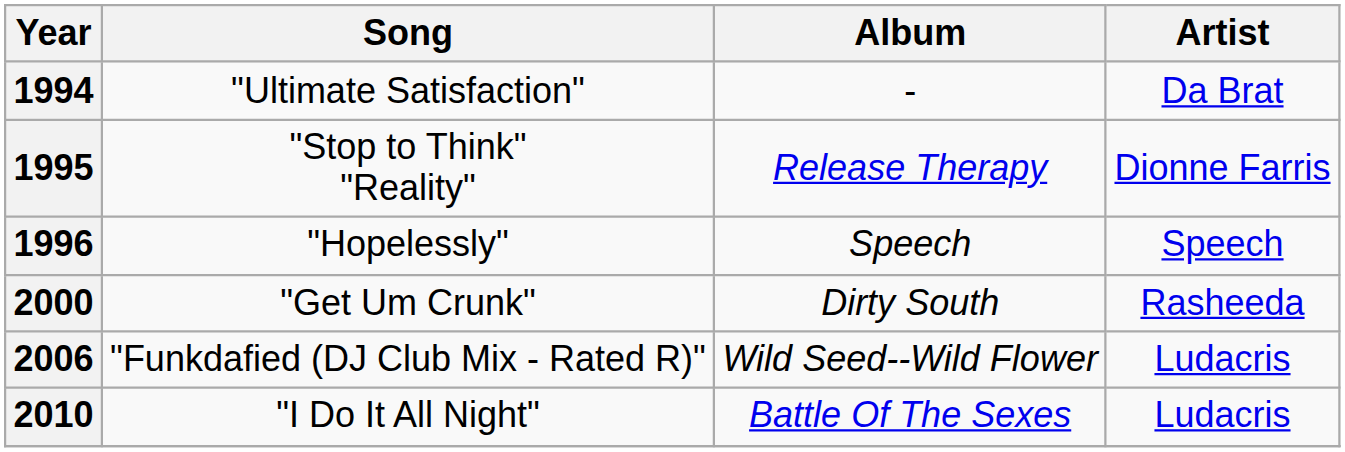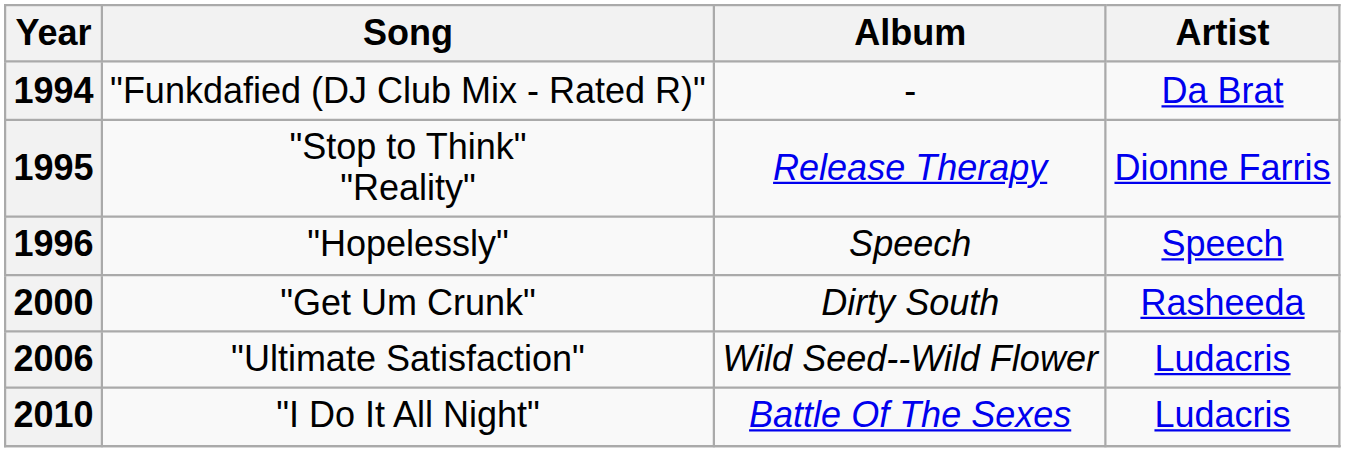(408, 90) "Ultimate Satisfaction" -> (408, 90) "Funkdafied (DJ Club Mix - Rated R)"
(408, 359) "Funkdafied (DJ Club Mix - Rated R)" -> (408, 359) "Ultimate Satisfaction"
